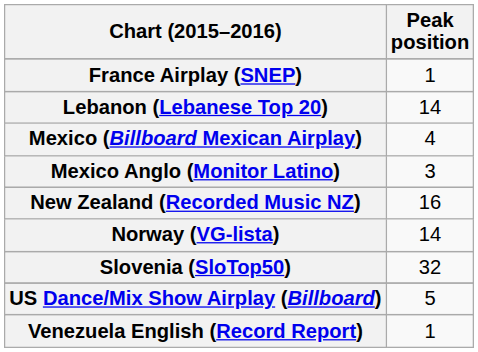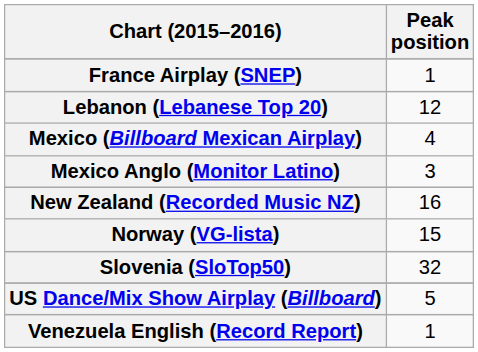(430, 107) 14 -> (430, 107) 12
(430, 235) 14 -> (430, 235) 15
